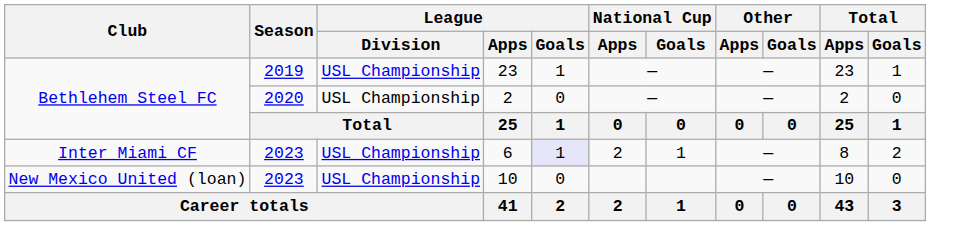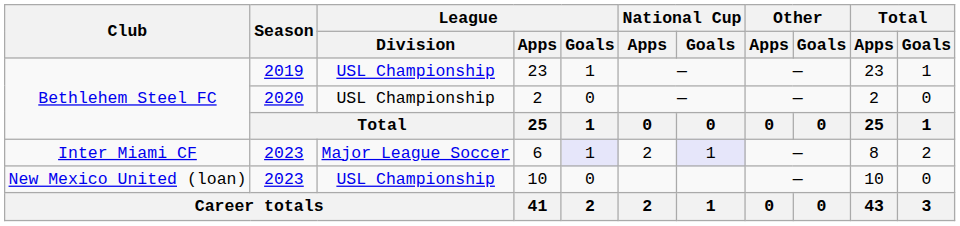(401, 153) USL Championship -> (416, 153) Major League Soccer
(681, 153) no background -> (711, 153) lavender background
